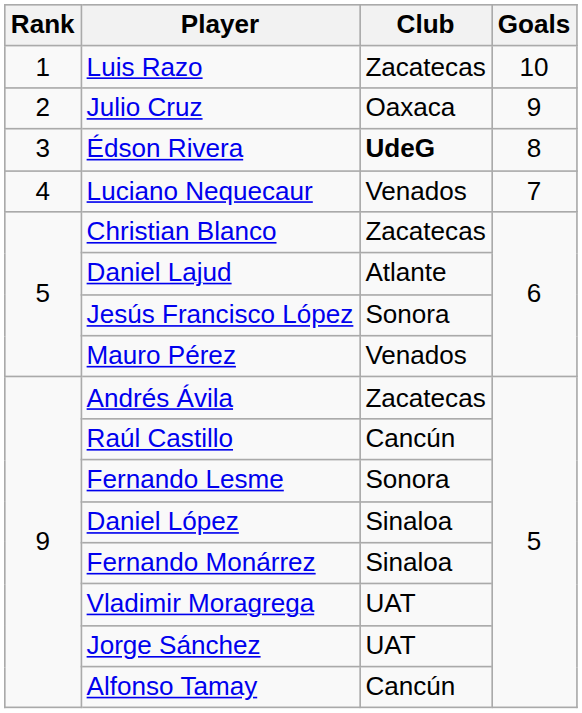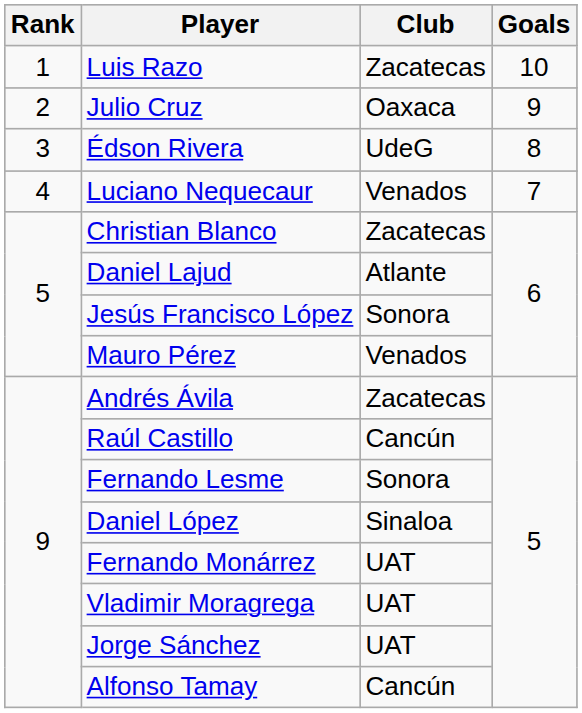(400, 149) bold -> (399, 149) normal
(409, 562) Sinaloa -> (390, 562) UAT
